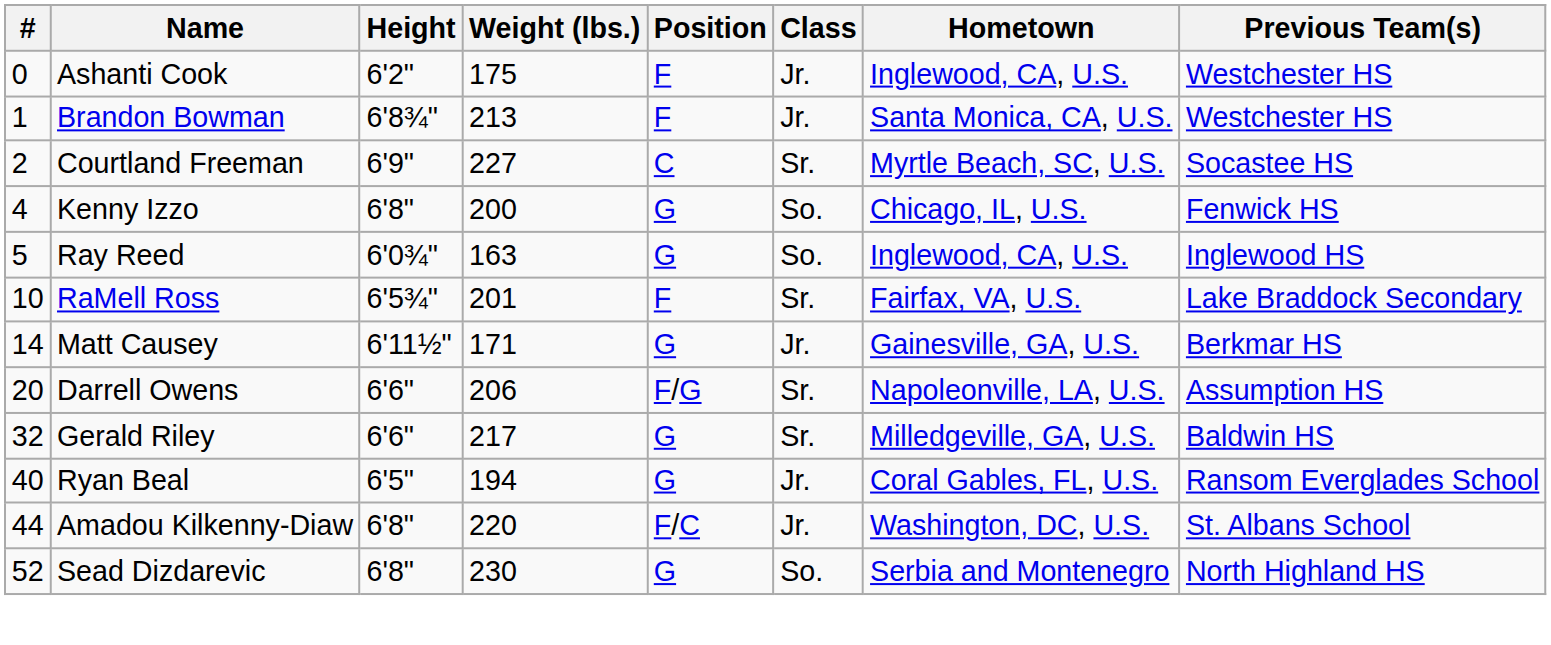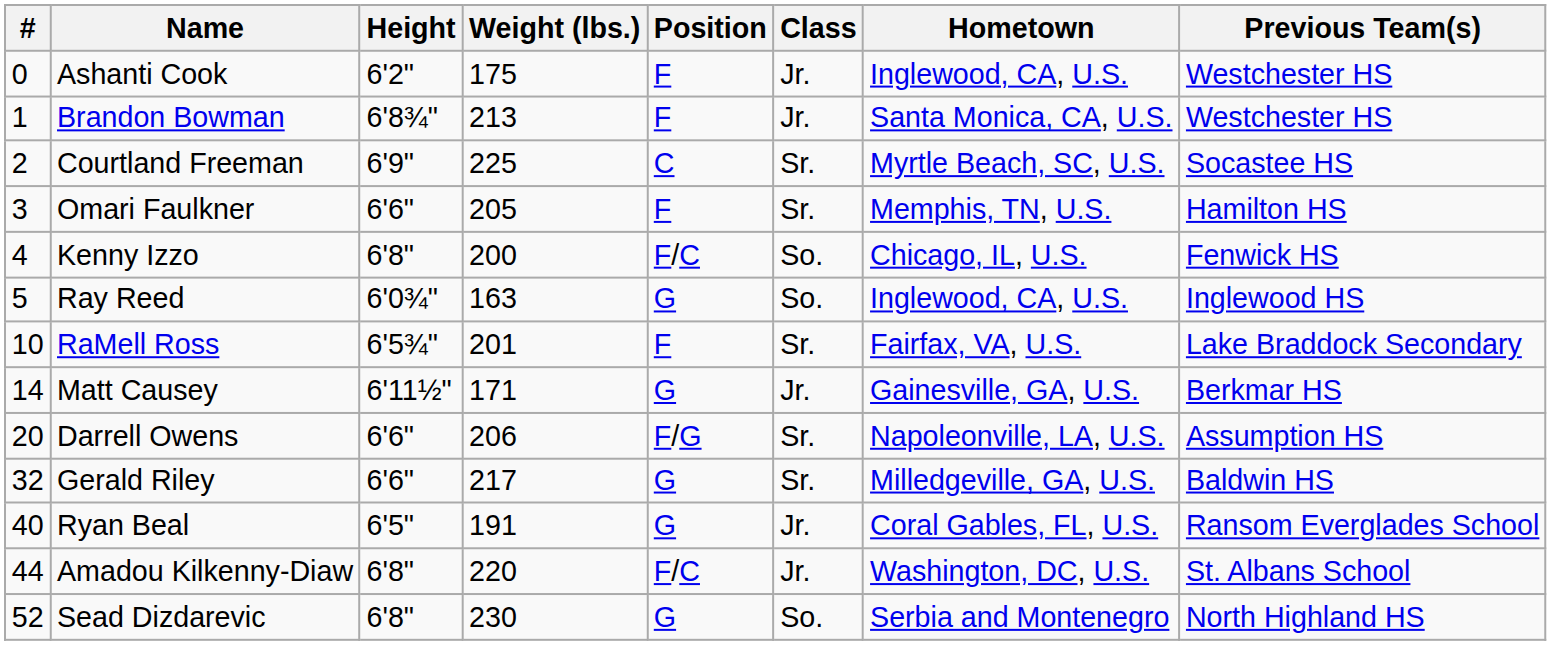(493, 164) 227 -> (493, 164) 225
+ row: (156, 209)
(665, 209) G -> (677, 254) F/C
(493, 481) 194 -> (493, 526) 191
